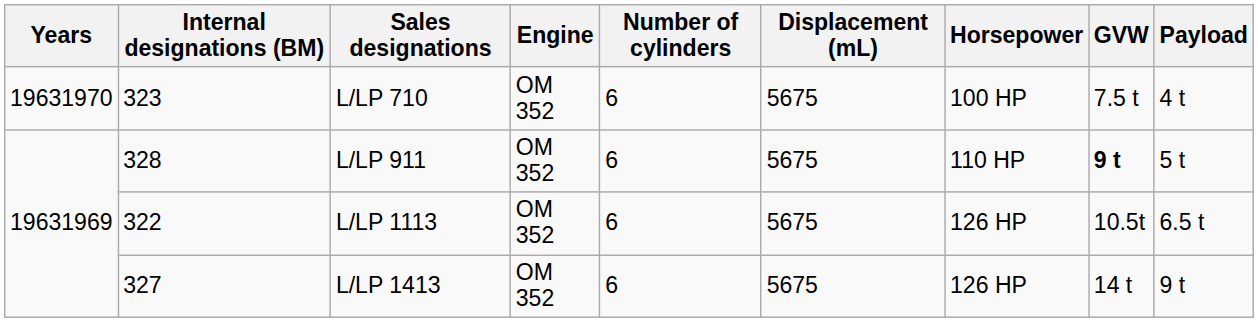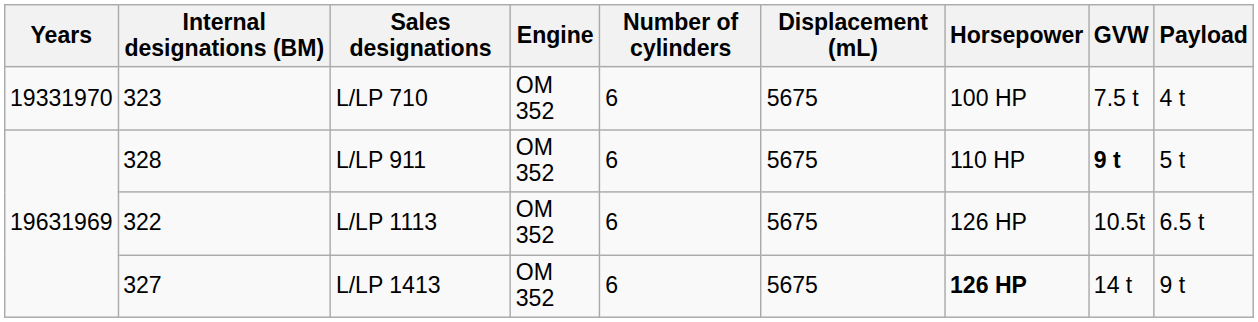(61, 98) 19631970 -> (61, 98) 19331970
(988, 285) normal -> (988, 285) bold
